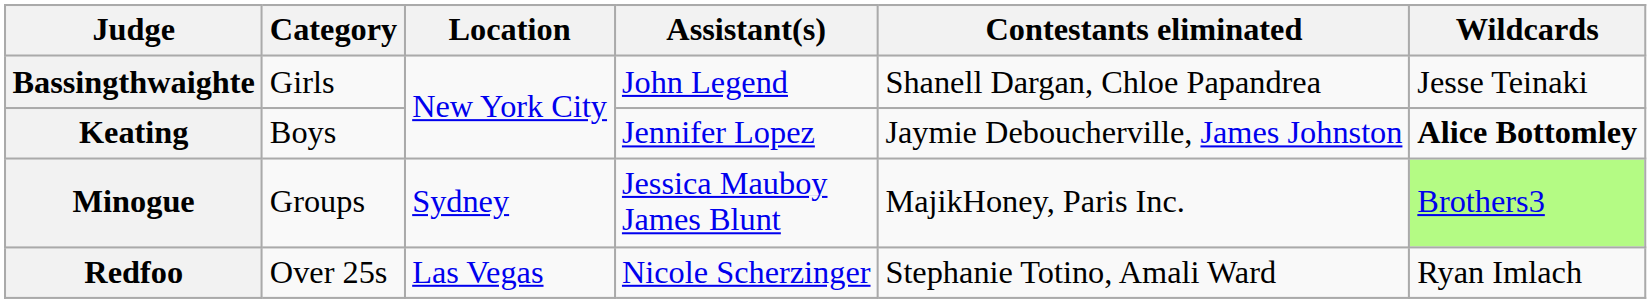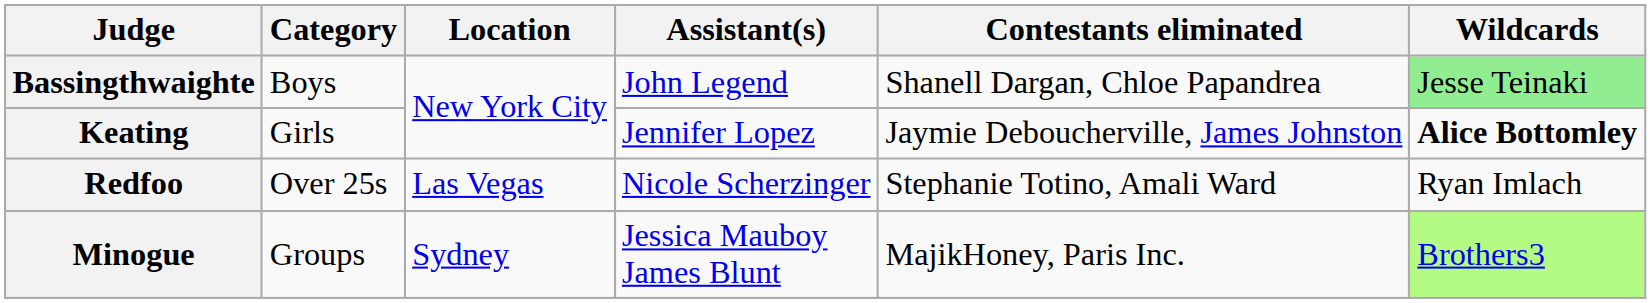(302, 81) Girls -> (303, 81) Boys
(1503, 81) no background -> (1503, 81) lightgreen background
(303, 132) Boys -> (302, 132) Girls
rows swapped: (134, 271) <-> (134, 202)
